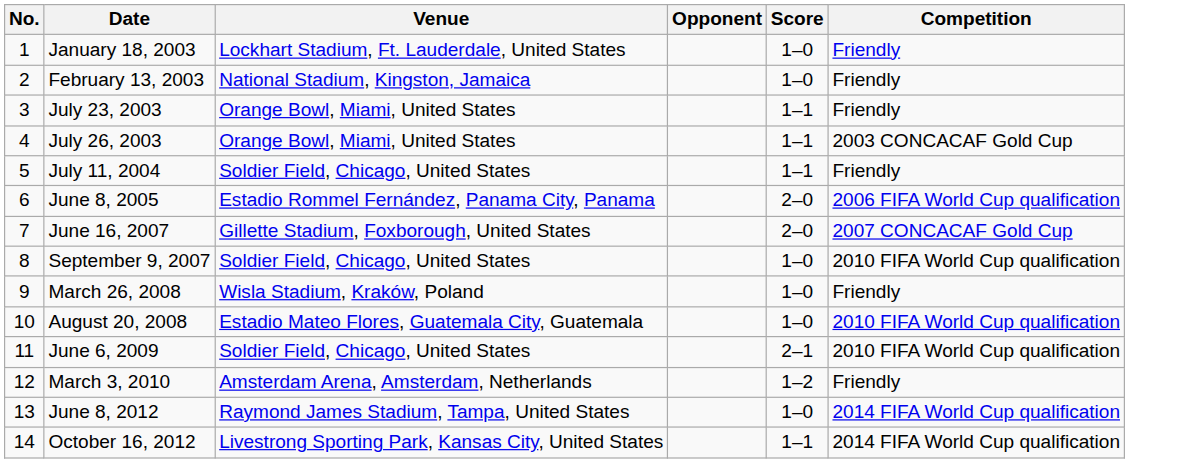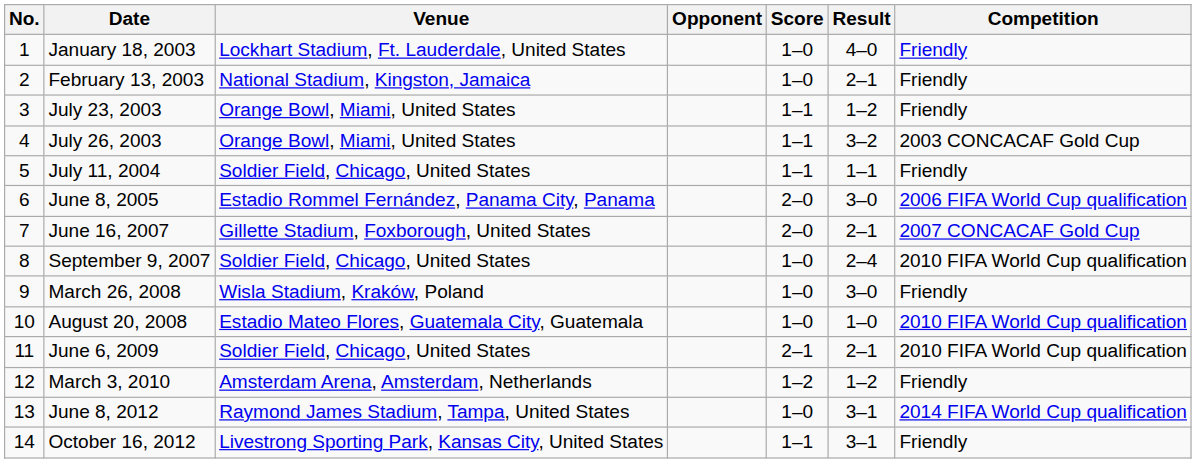+ column: (862, 19)
(976, 442) 2014 FIFA World Cup qualification -> (933, 442) Friendly
